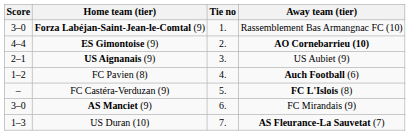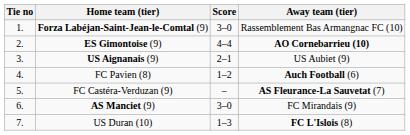columns swapped: (223, 12) <-> (18, 12)
(322, 91) FC L'Islois (8) -> (322, 91) AS Fleurance-La Sauvetat (7)
(322, 122) AS Fleurance-La Sauvetat (7) -> (322, 122) FC L'Islois (8)
